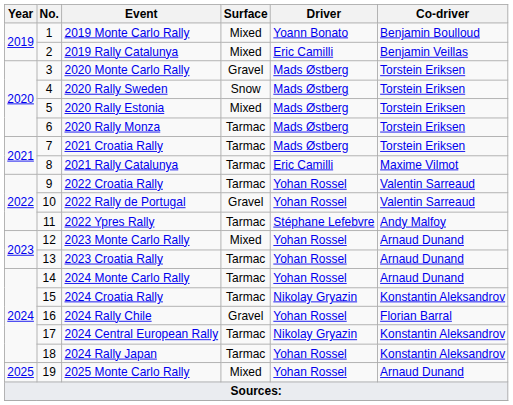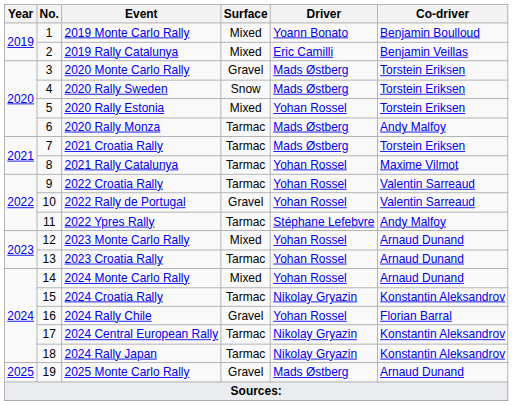(311, 108) Mads Østberg -> (310, 108) Yohan Rossel
(423, 127) Torstein Eriksen -> (413, 127) Andy Malfoy
(303, 164) Eric Camilli -> (310, 164) Yohan Rossel
(246, 278) Tarmac -> (246, 278) Mixed
(310, 353) Yohan Rossel -> (315, 353) Nikolay Gryazin
(246, 372) Mixed -> (246, 372) Gravel
(310, 372) Yohan Rossel -> (311, 372) Mads Østberg
